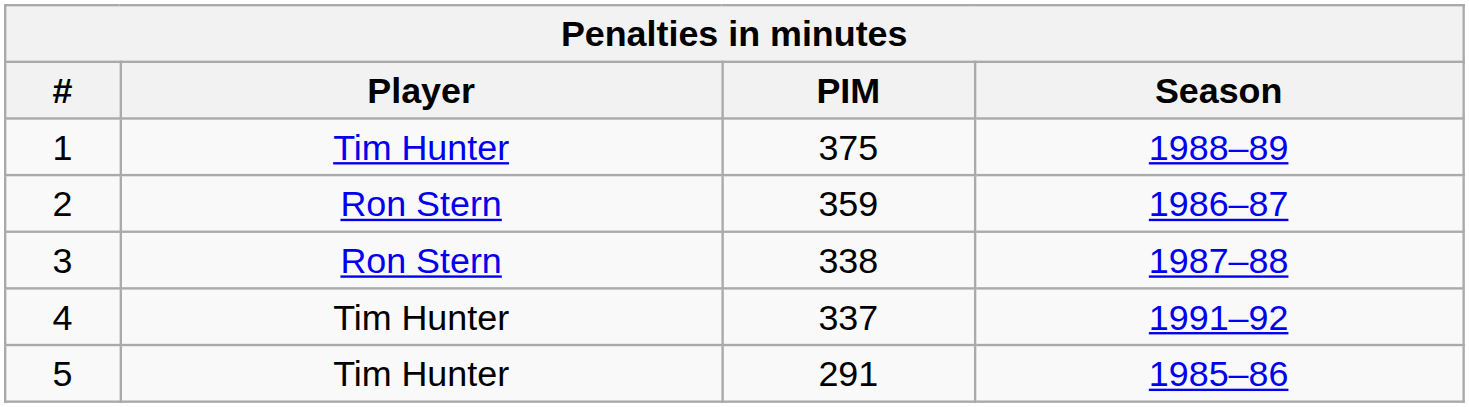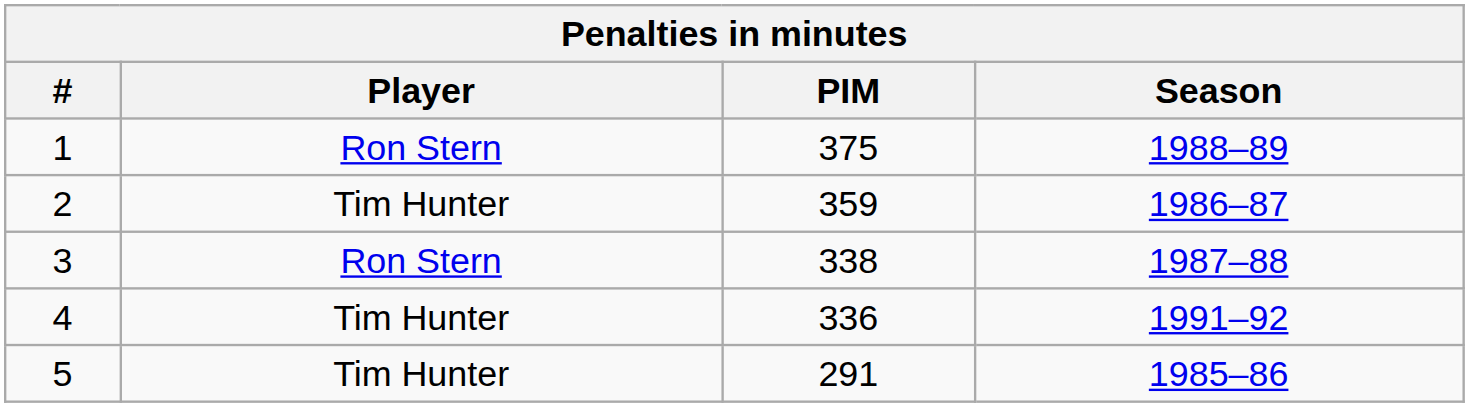(421, 147) Tim Hunter -> (421, 147) Ron Stern
(421, 204) Ron Stern -> (421, 204) Tim Hunter
(848, 318) 337 -> (848, 318) 336
